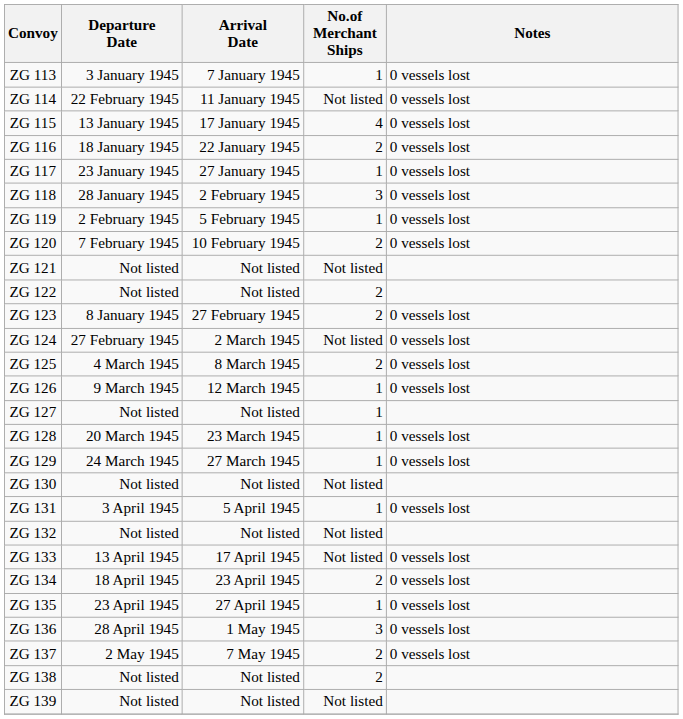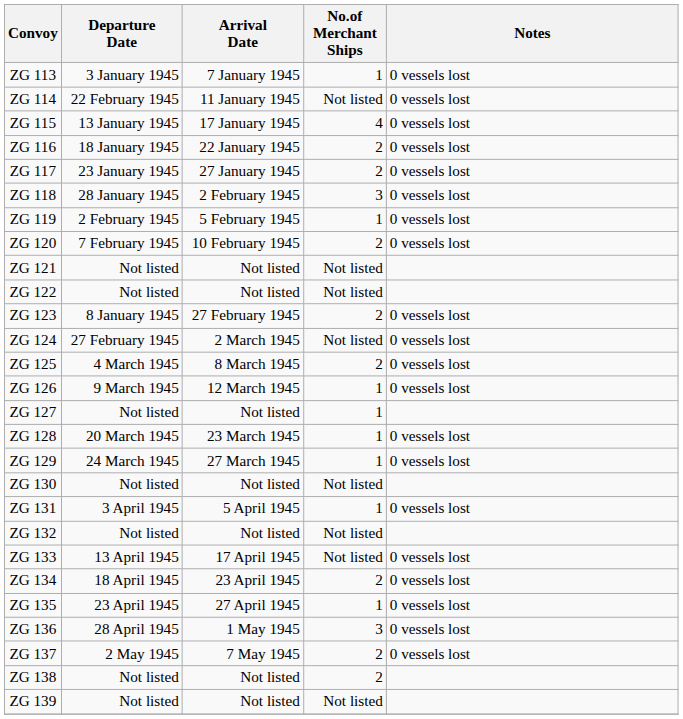(379, 171) 1 -> (379, 171) 2
(379, 291) 2 -> (353, 291) Not listed
